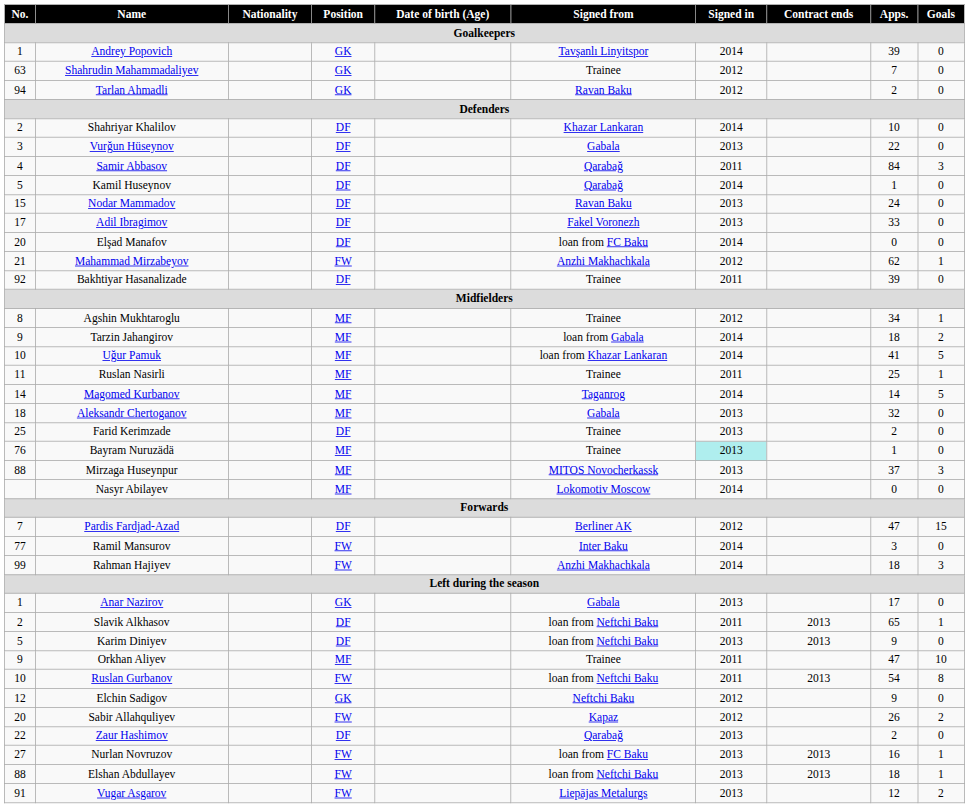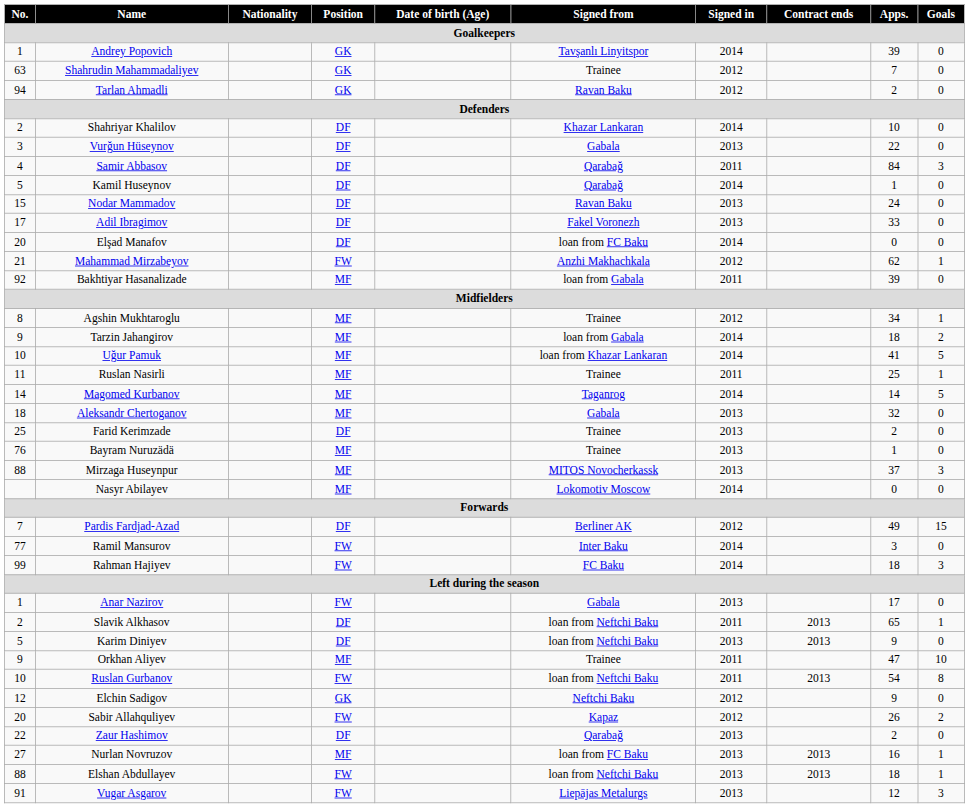(343, 280) DF -> (343, 280) MF
(603, 280) Trainee -> (603, 280) loan from Gabala
(731, 451) paleturquoise background -> (731, 451) no background
(894, 527) 47 -> (894, 527) 49
(603, 565) Anzhi Makhachkala -> (603, 565) FC Baku
(343, 603) GK -> (343, 603) FW
(343, 755) FW -> (343, 755) MF
(941, 793) 2 -> (941, 793) 3
